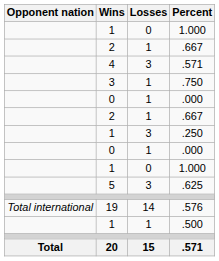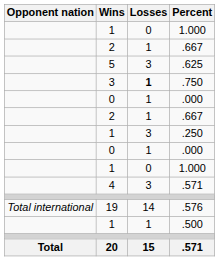rows swapped: (112, 185) <-> (112, 64)
(149, 82) normal -> (149, 82) bold
